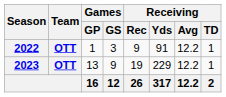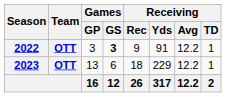(92, 48) 1 -> (92, 48) 3
(113, 48) normal -> (113, 48) bold
(113, 65) 9 -> (113, 65) 6
(137, 65) 19 -> (137, 65) 18
